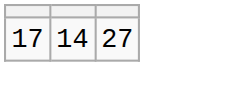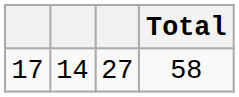+ column: (186, 27)
